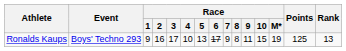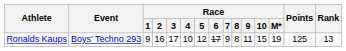(202, 40) 13 -> (202, 40) 12
